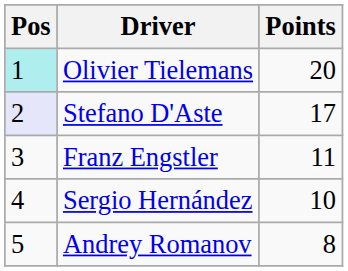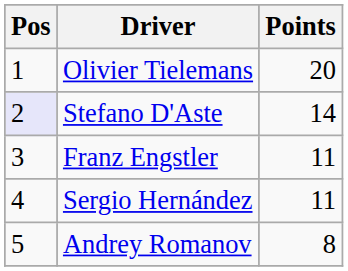(18, 70) paleturquoise background -> (18, 70) no background
(323, 113) 17 -> (323, 113) 14
(323, 200) 10 -> (323, 200) 11
